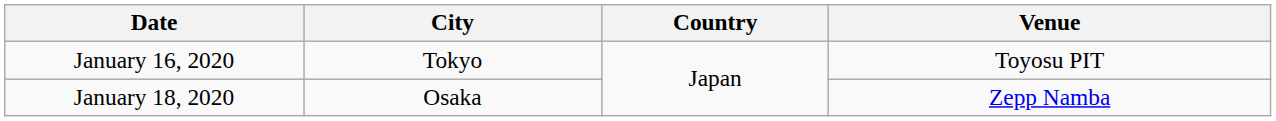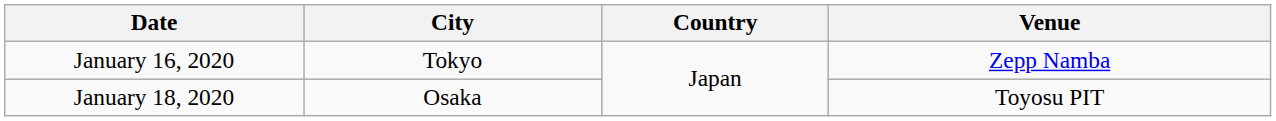(1050, 60) Toyosu PIT -> (1050, 60) Zepp Namba
(1050, 97) Zepp Namba -> (1050, 97) Toyosu PIT
